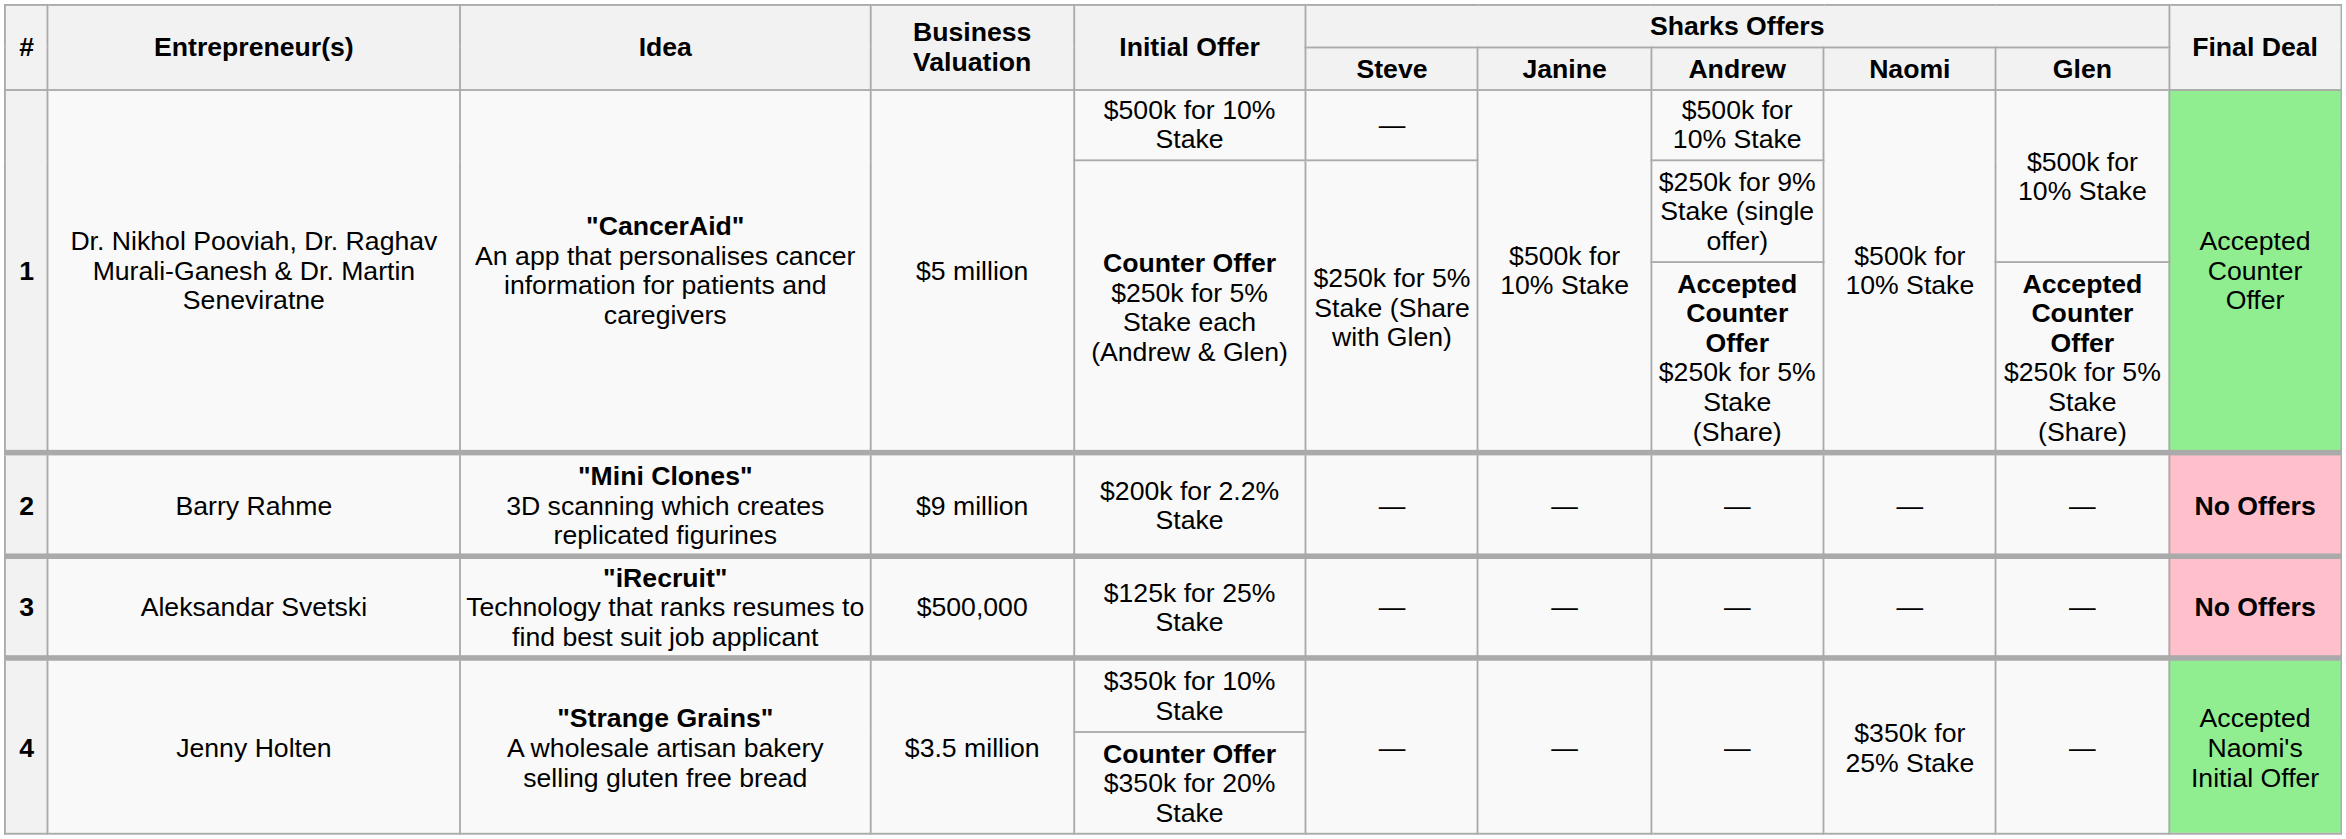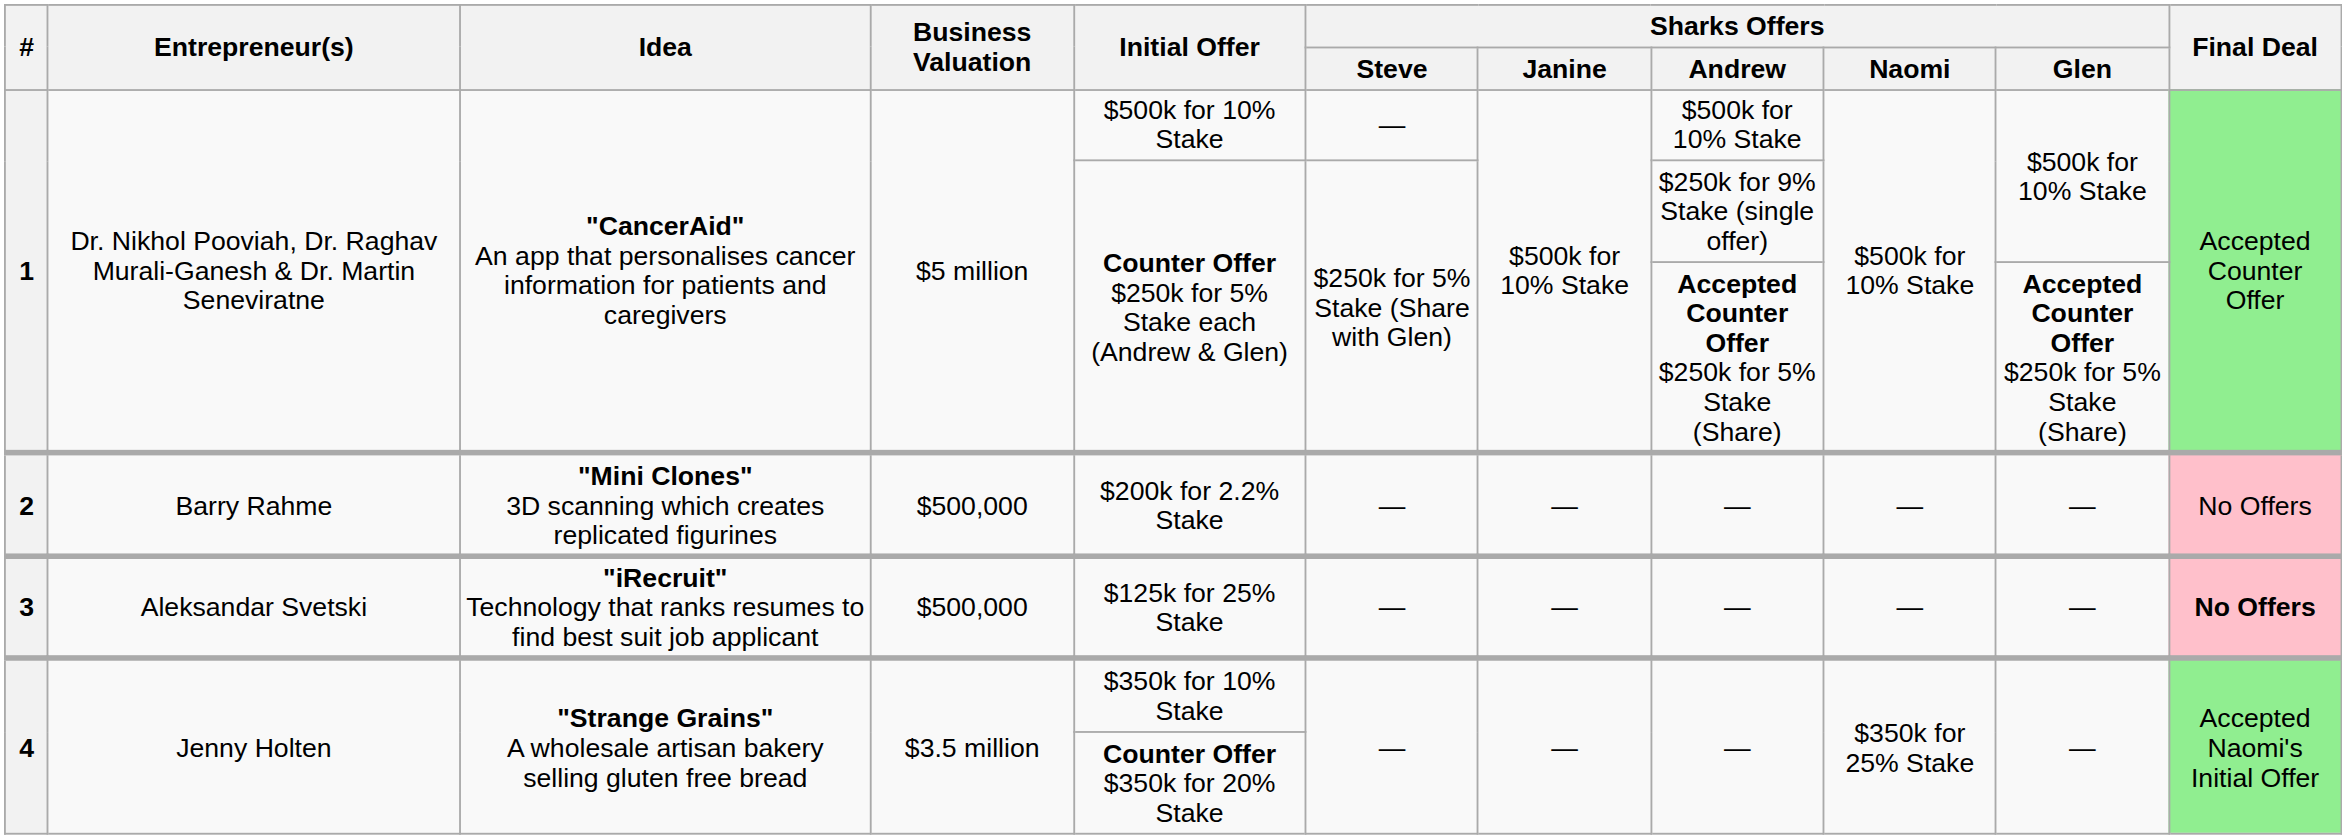(972, 505) $9 million -> (972, 505) $500,000
(2255, 505) bold -> (2255, 505) normal
